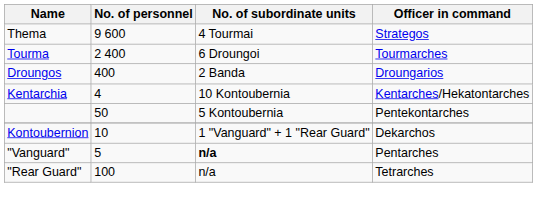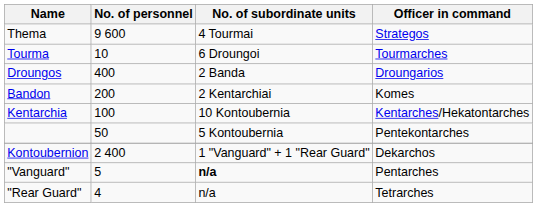(110, 53) 2 400 -> (101, 53) 10
+ row: (29, 93)
(98, 93) 4 -> (105, 113) 100
(101, 133) 10 -> (110, 152) 2 400
(105, 172) 100 -> (98, 192) 4
